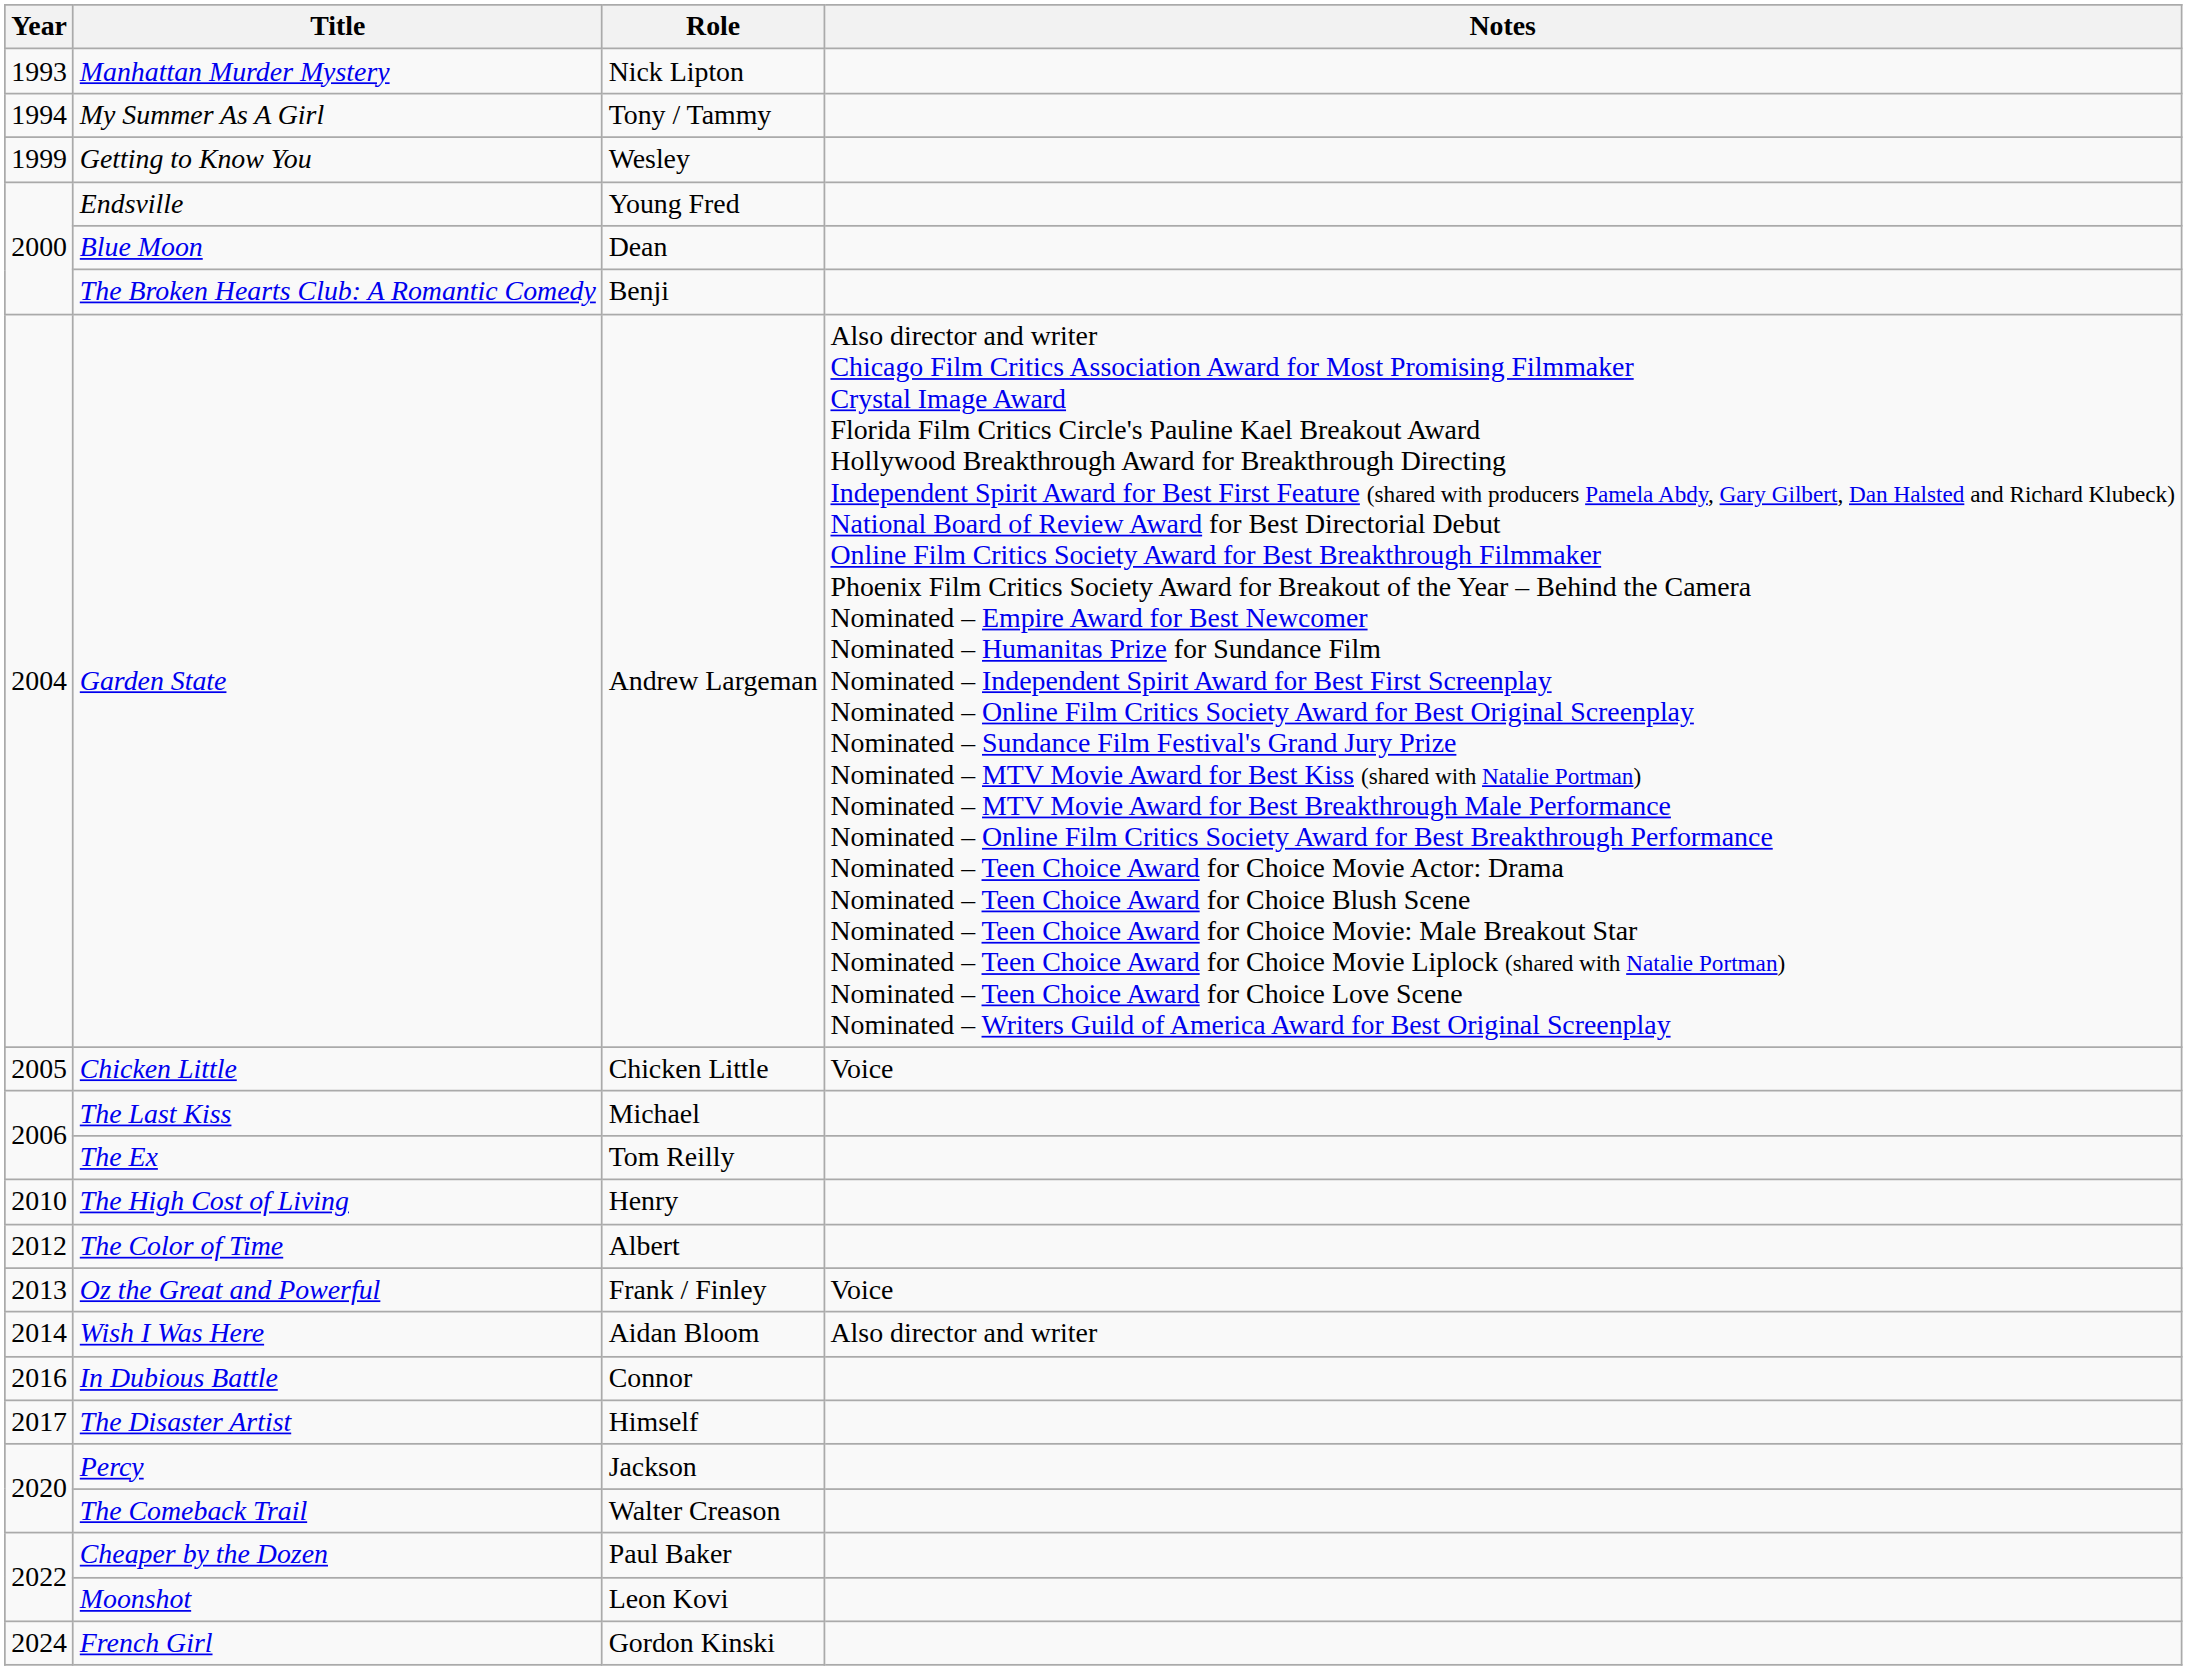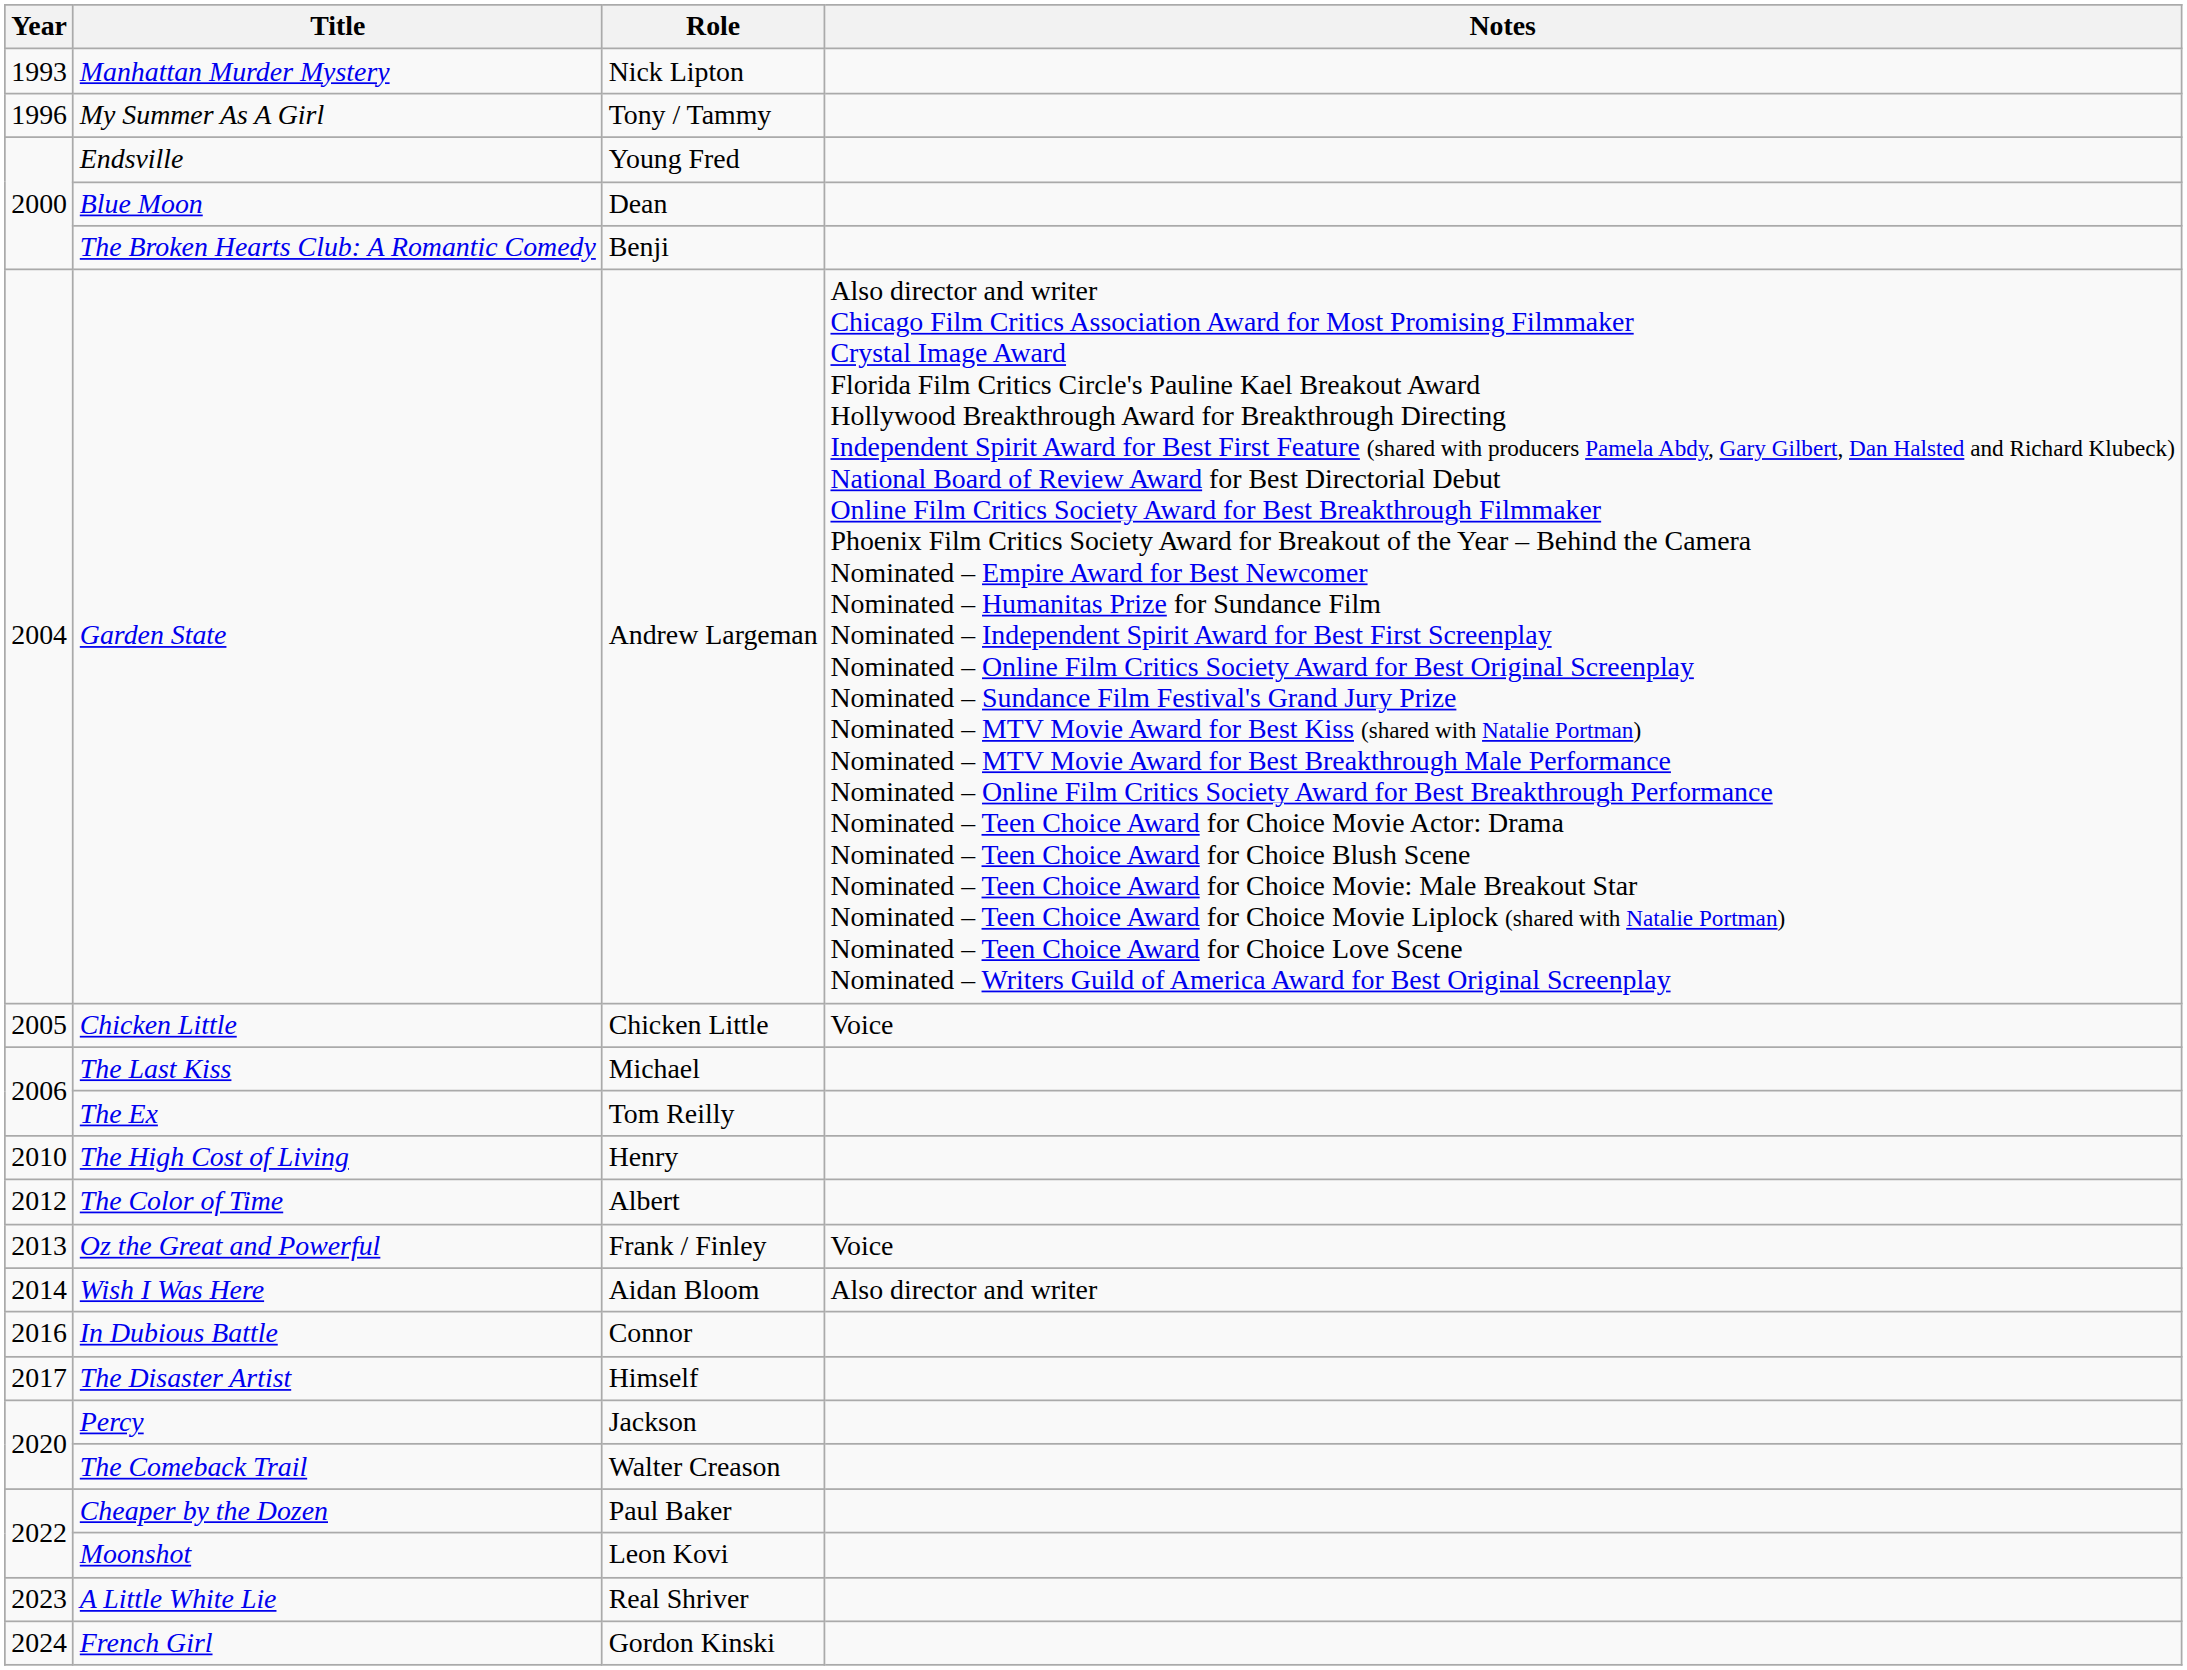(39, 114) 1994 -> (39, 114) 1996
- row: (196, 159)
+ row: (178, 1598)
